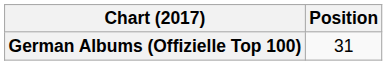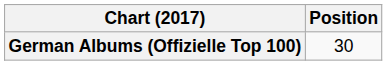(344, 45) 31 -> (344, 45) 30
